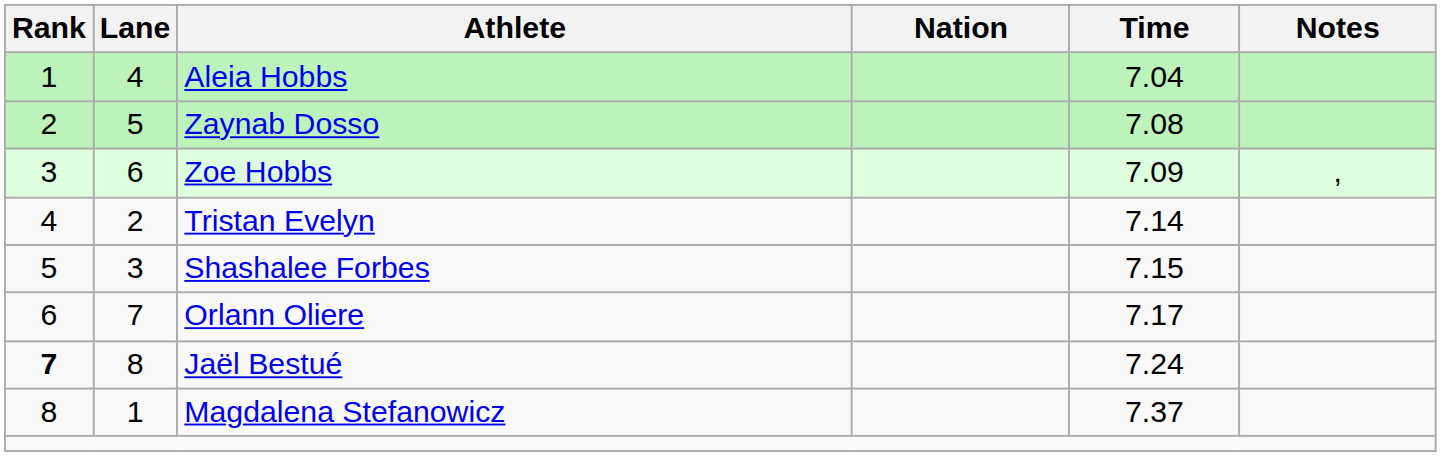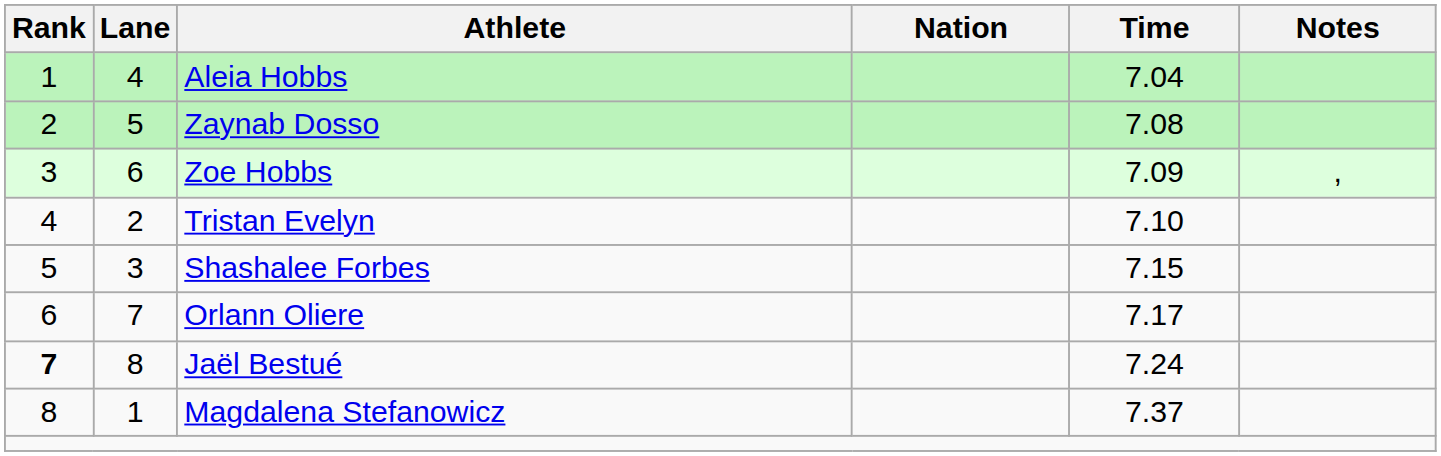(1154, 220) 7.14 -> (1154, 220) 7.10
